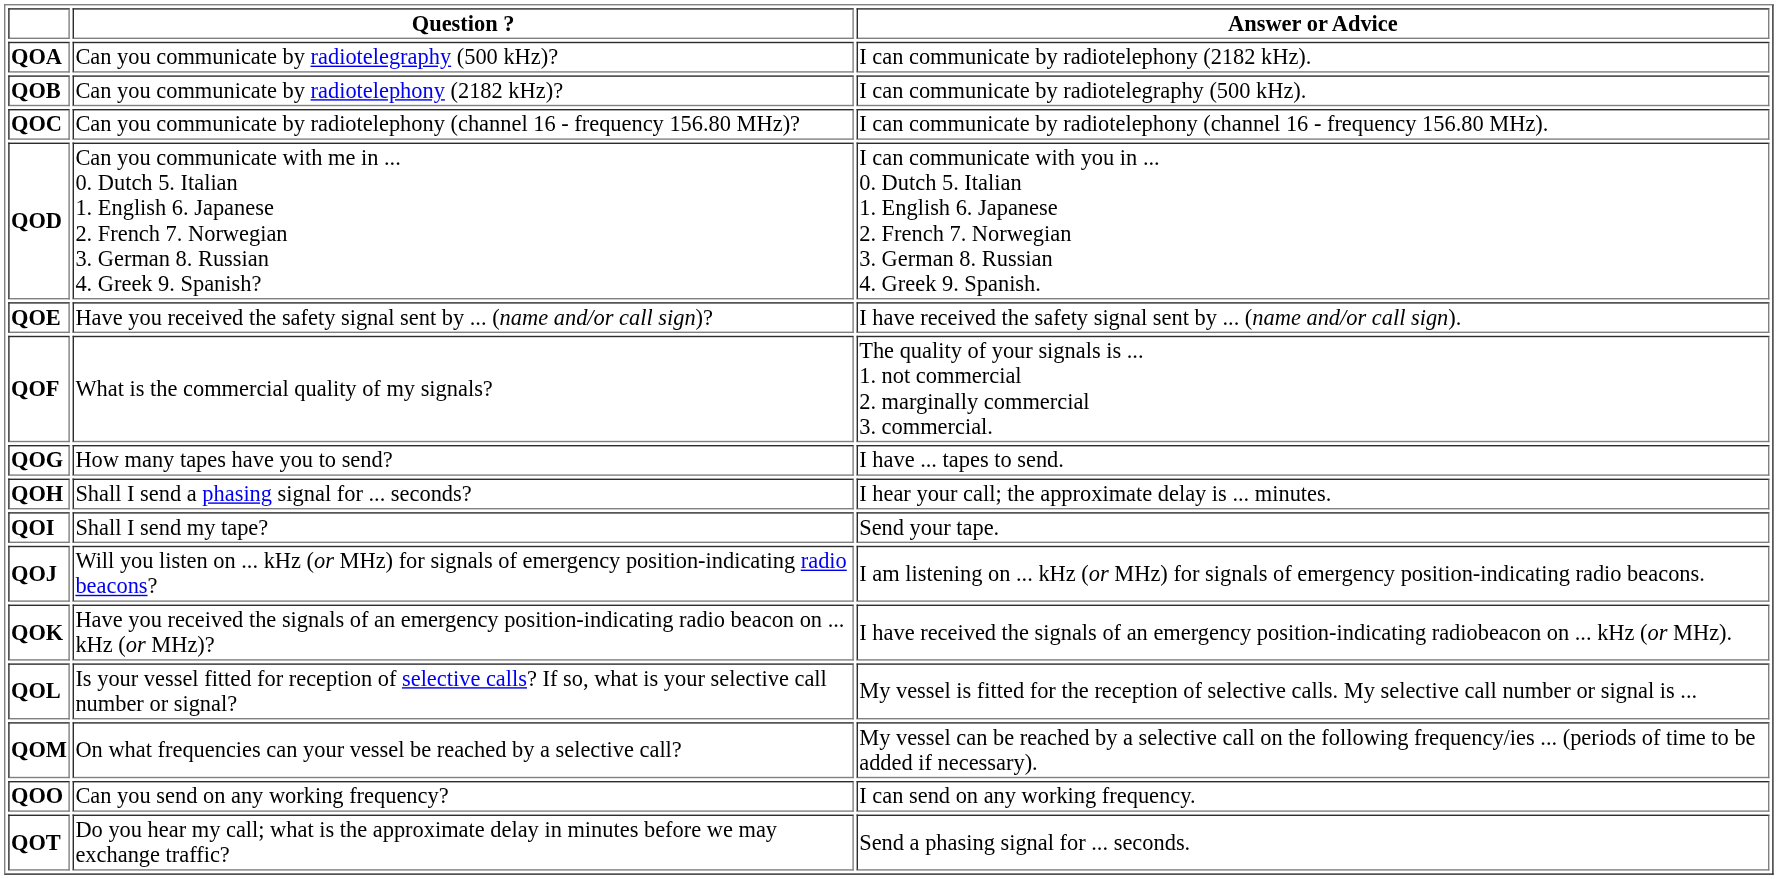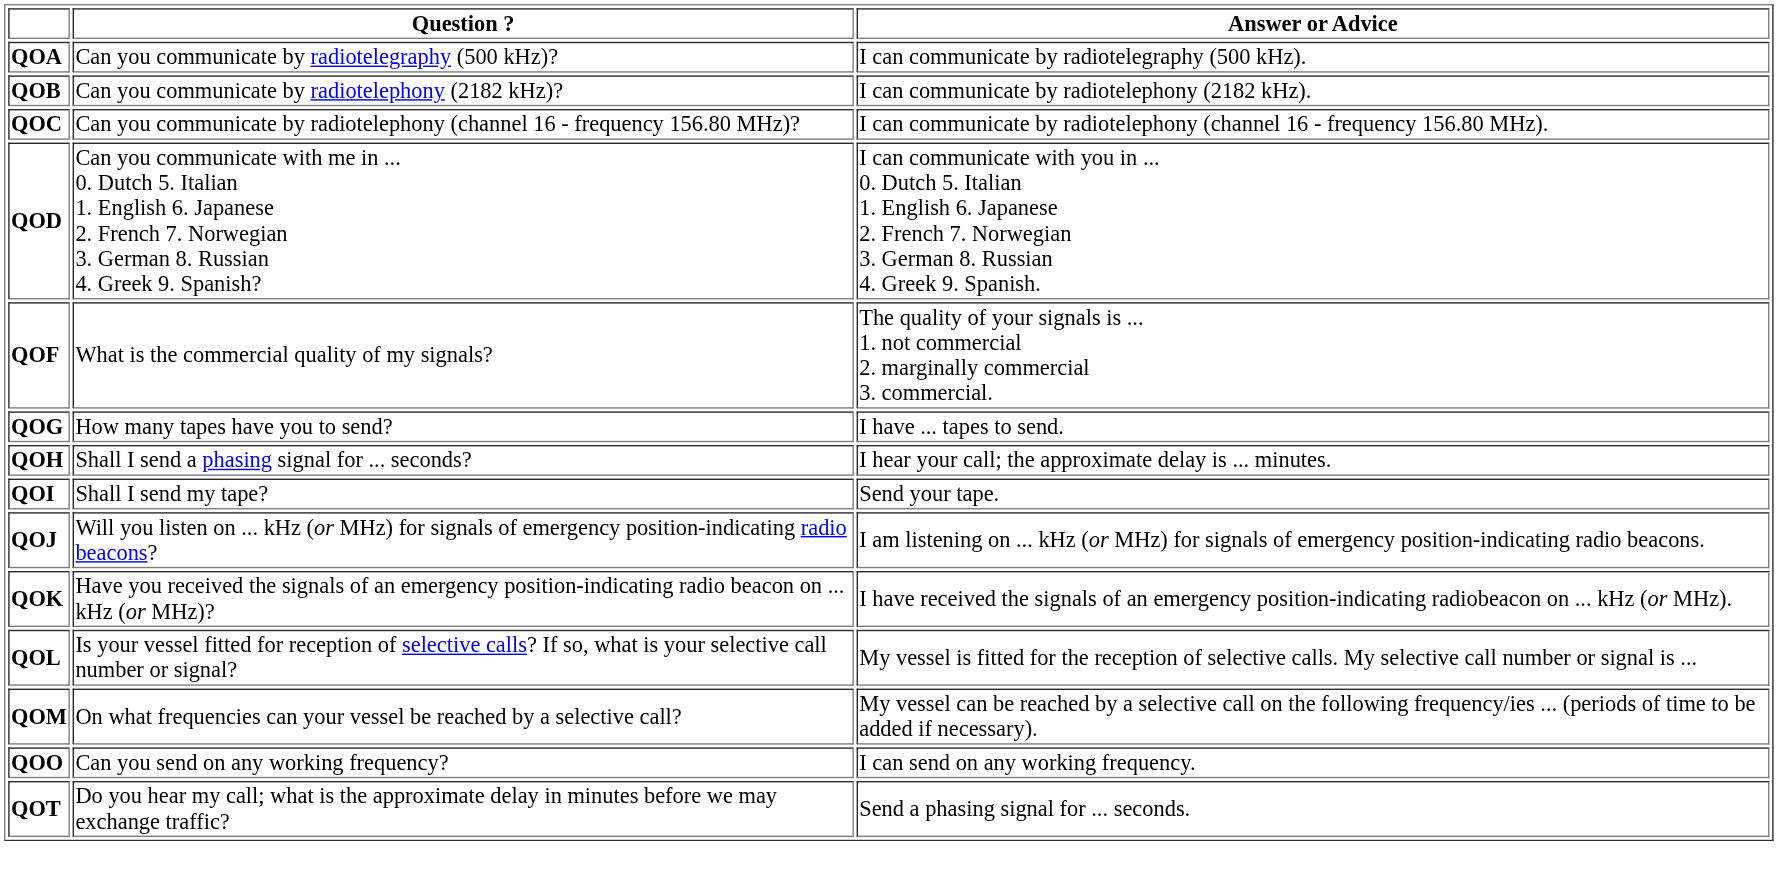(1085, 56) I can communicate by radiotelephony (2182 kHz). -> (1083, 56) I can communicate by radiotelegraphy (500 kHz).
(1083, 90) I can communicate by radiotelegraphy (500 kHz). -> (1085, 90) I can communicate by radiotelephony (2182 kHz).
- row: (36, 317)
